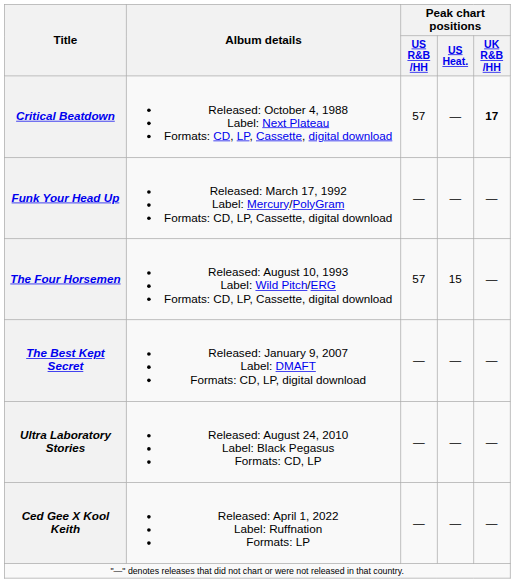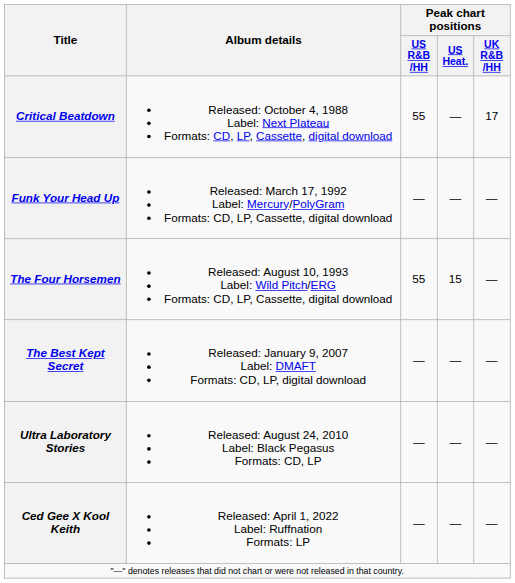(419, 116) 57 -> (419, 116) 55
(492, 116) bold -> (492, 116) normal
(419, 279) 57 -> (419, 279) 55
